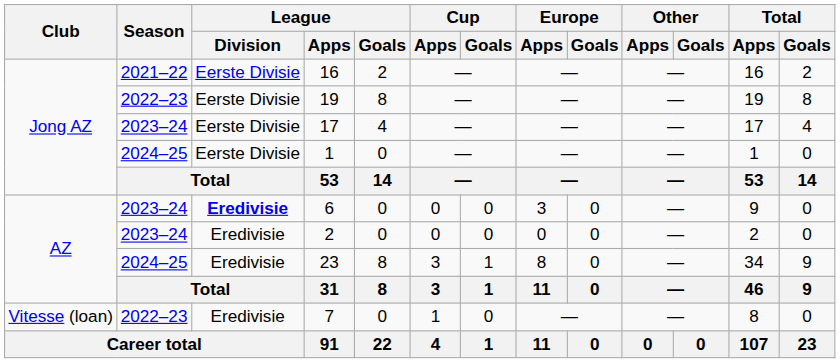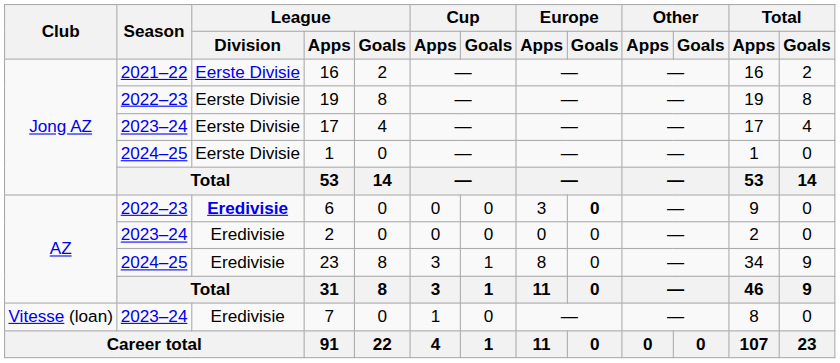(154, 208) 2023–24 -> (154, 208) 2022–23
(595, 208) normal -> (595, 208) bold
(154, 316) 2022–23 -> (154, 316) 2023–24
